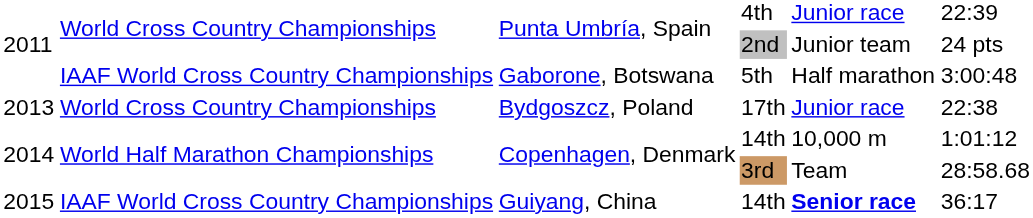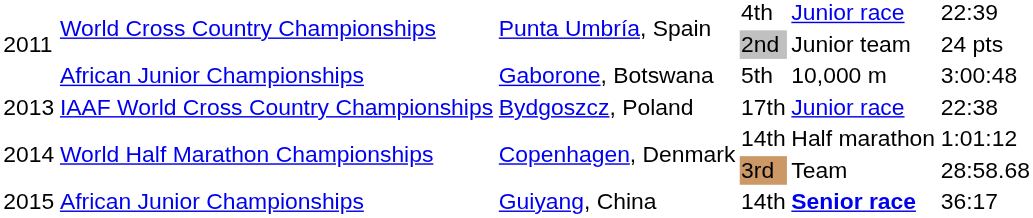(276, 75) IAAF World Cross Country Championships -> (212, 75) African Junior Championships
(863, 75) Half marathon -> (839, 75) 10,000 m
(248, 107) World Cross Country Championships -> (276, 107) IAAF World Cross Country Championships
(839, 138) 10,000 m -> (863, 138) Half marathon
(276, 201) IAAF World Cross Country Championships -> (212, 201) African Junior Championships
